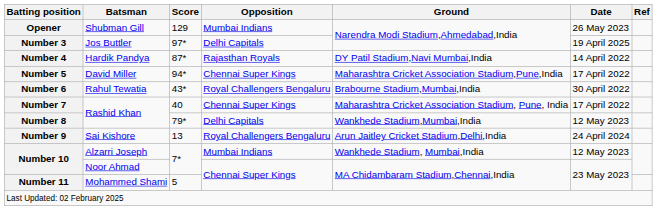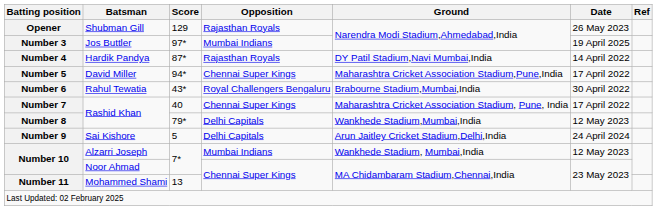(238, 27) Mumbai Indians -> (242, 27) Rajasthan Royals
(233, 43) Delhi Capitals -> (238, 43) Mumbai Indians
(177, 136) 13 -> (174, 136) 5
(267, 136) Royal Challengers Bengaluru -> (233, 136) Delhi Capitals
(174, 182) 5 -> (177, 182) 13
